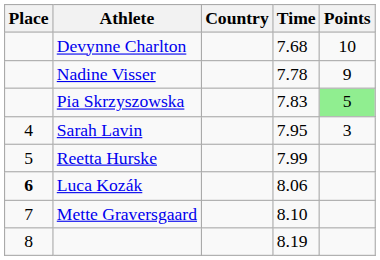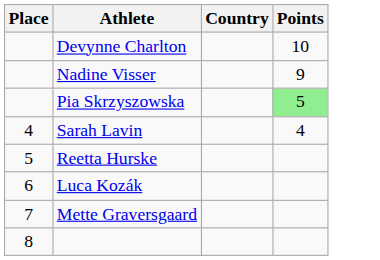- column: (296, 18)
(347, 130) 3 -> (300, 130) 4
(29, 185) bold -> (29, 185) normal
